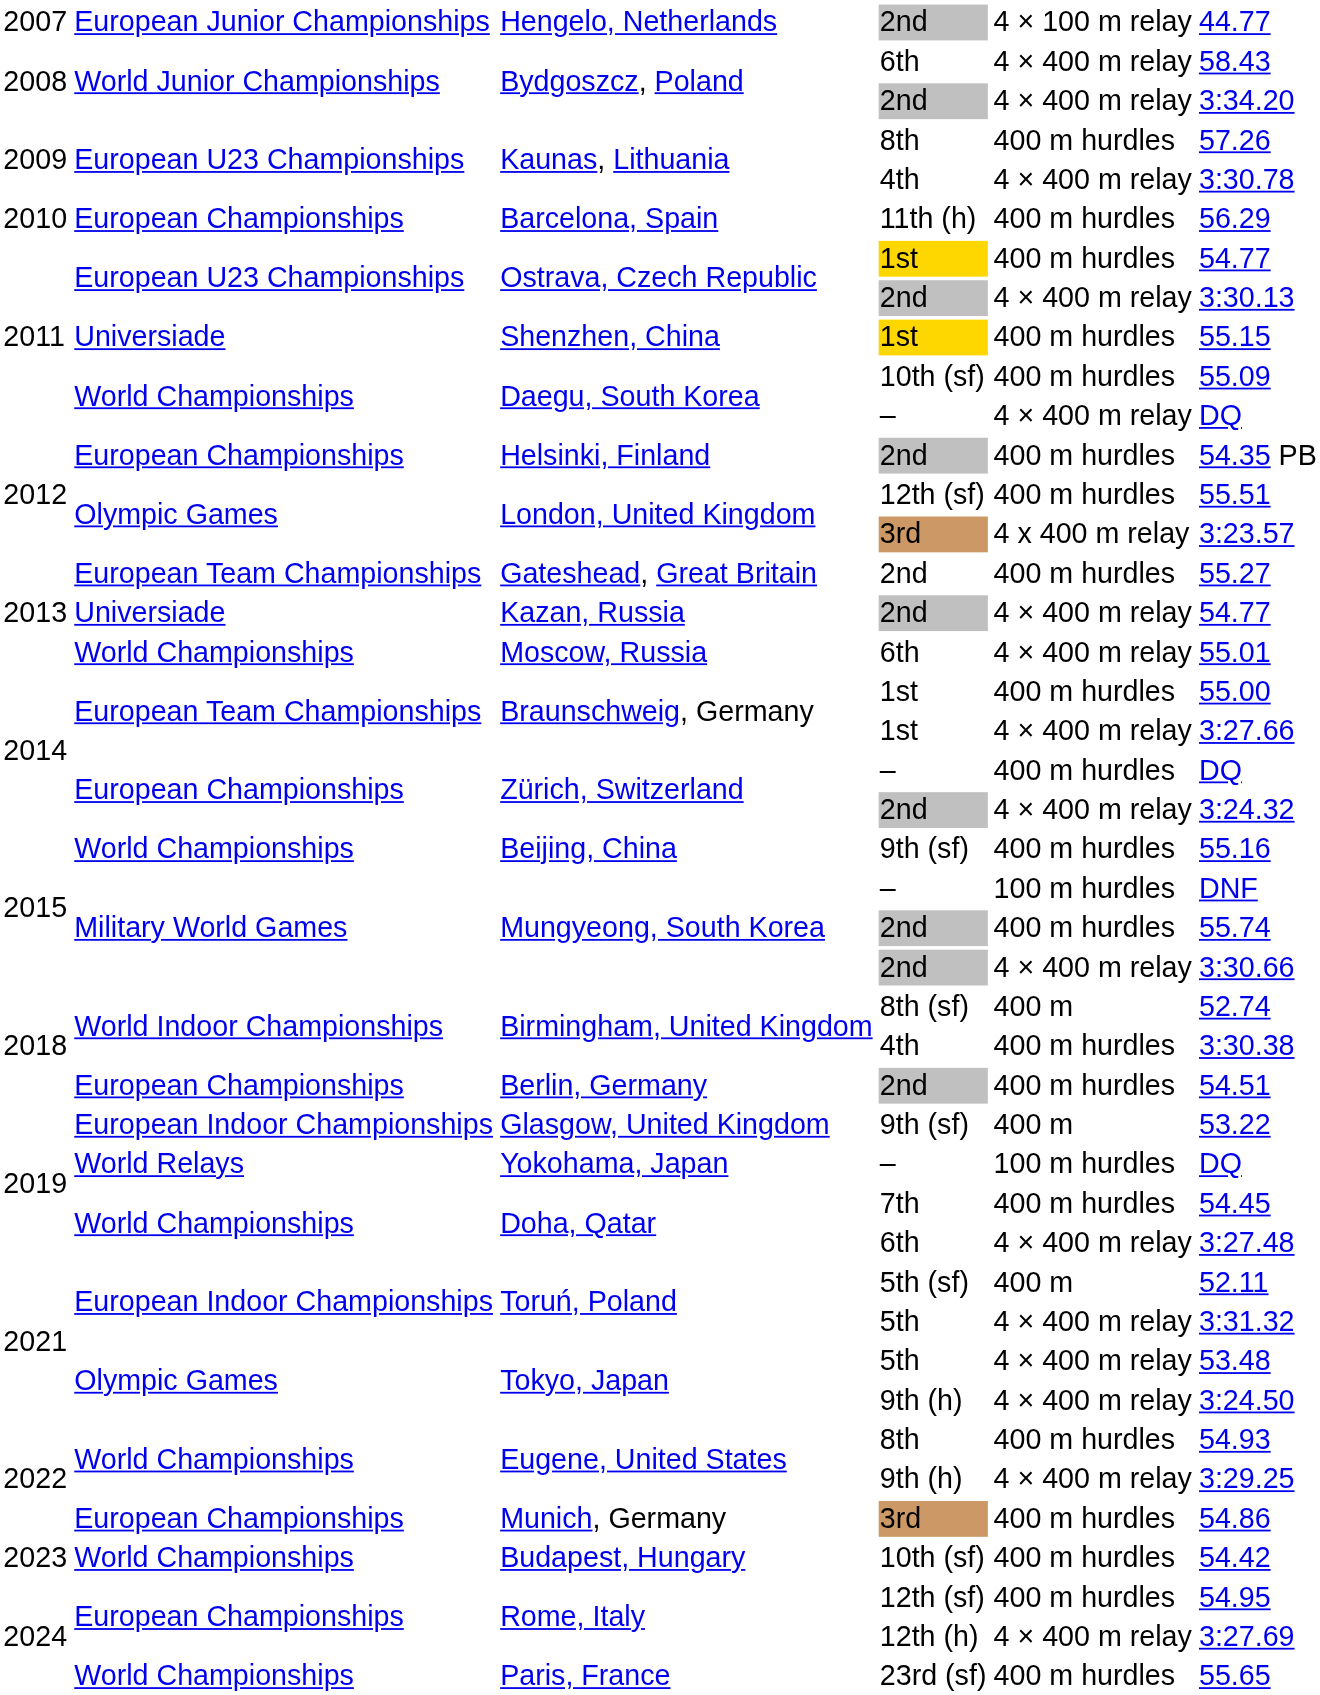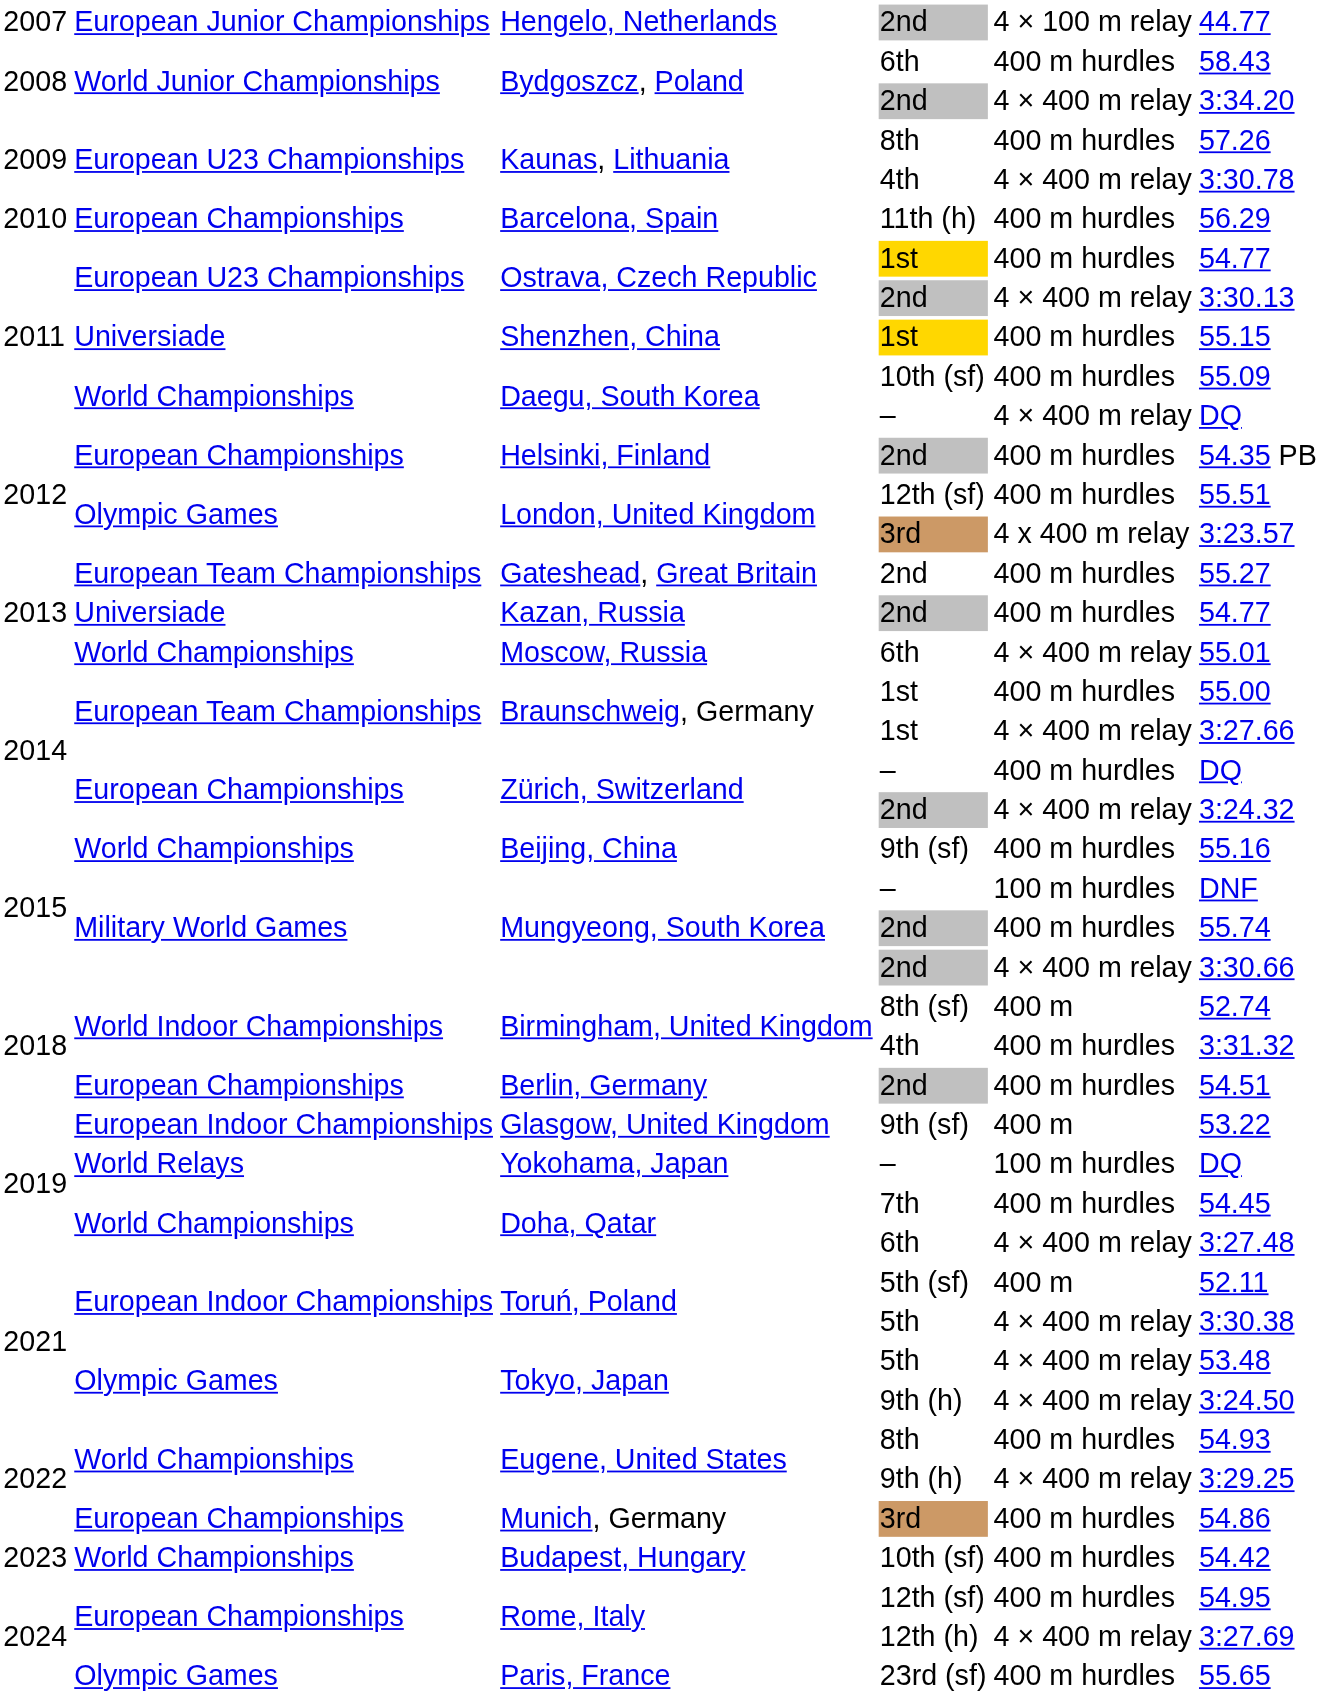(1093, 61) 4 × 400 m relay -> (1084, 61) 400 m hurdles
(1093, 612) 4 × 400 m relay -> (1084, 612) 400 m hurdles
(1247, 1045) 3:30.38 -> (1247, 1045) 3:31.32
(1247, 1321) 3:31.32 -> (1247, 1321) 3:30.38
(214, 1676) World Championships -> (176, 1676) Olympic Games
